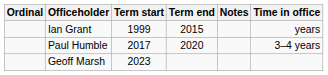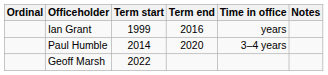columns swapped: (287, 12) <-> (234, 12)
(192, 29) 2015 -> (192, 29) 2016
(139, 45) 2017 -> (139, 45) 2014
(139, 62) 2023 -> (139, 62) 2022
